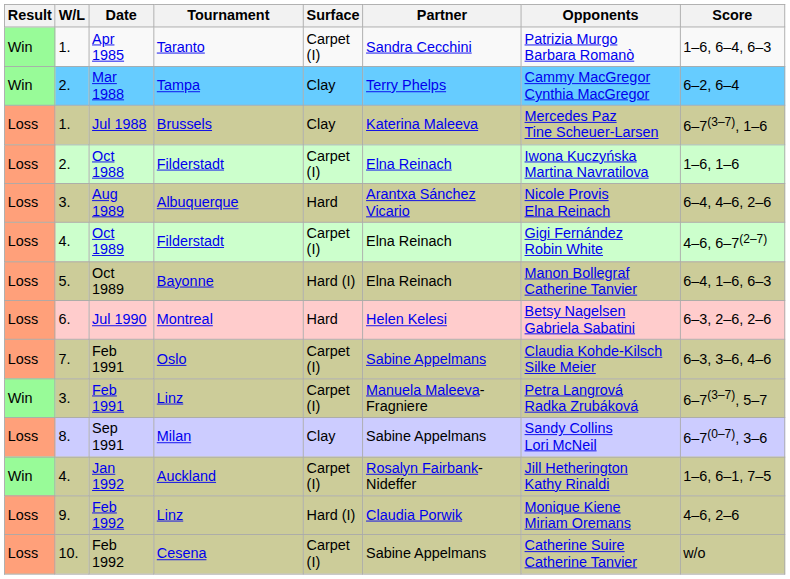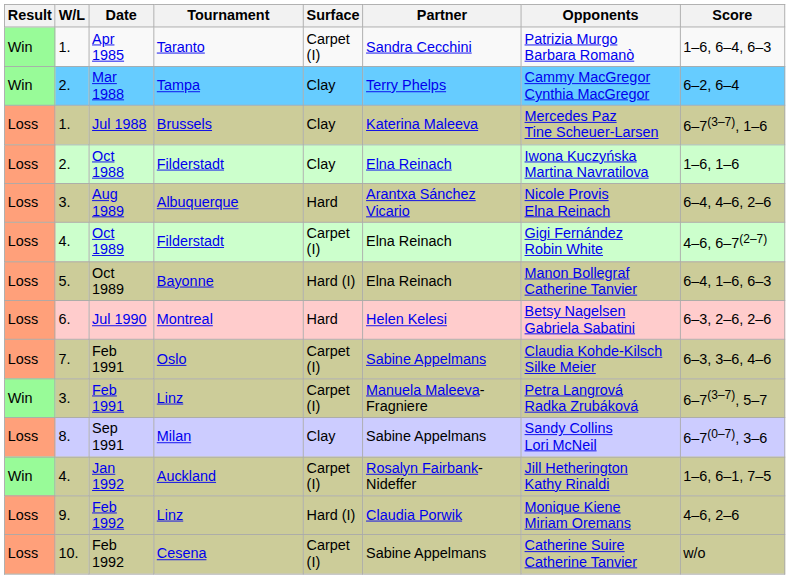(328, 163) Carpet (I) -> (321, 163) Clay
